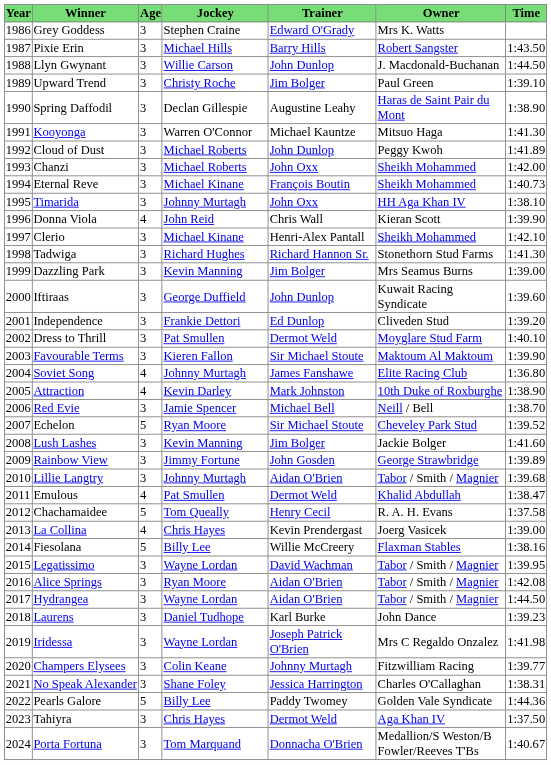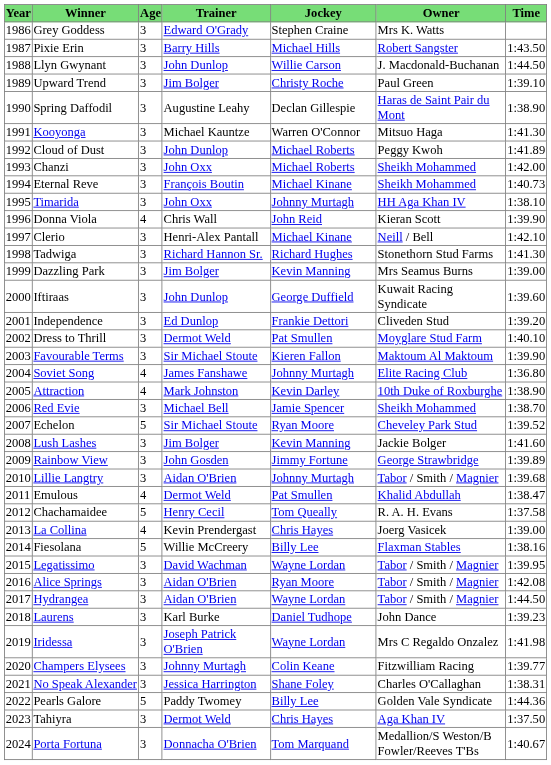columns swapped: (215, 13) <-> (322, 13)
(427, 236) Sheikh Mohammed -> (405, 236) Neill / Bell
(405, 408) Neill / Bell -> (427, 408) Sheikh Mohammed
